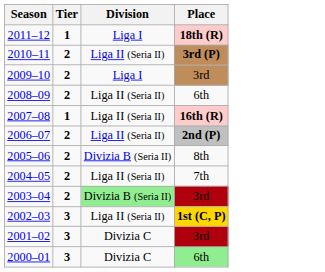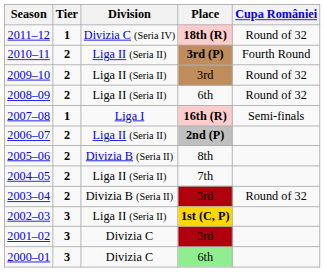+ column: (276, 14)
(127, 35) Liga I -> (129, 35) Divizia C (Seria IV)
(127, 75) Liga I -> (129, 75) Liga II (Seria II)
(127, 115) Liga II (Seria II) -> (129, 115) Liga I
(127, 196) lightgreen background -> (129, 196) no background
